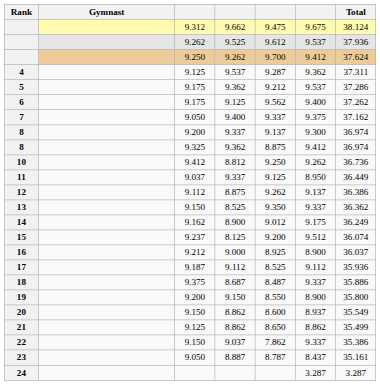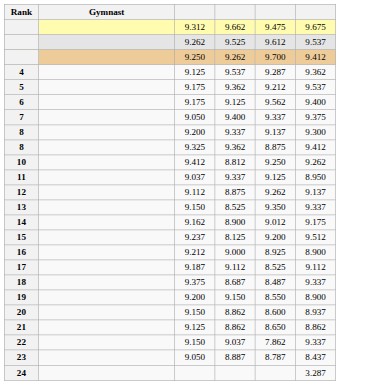- column: (356, 12)
